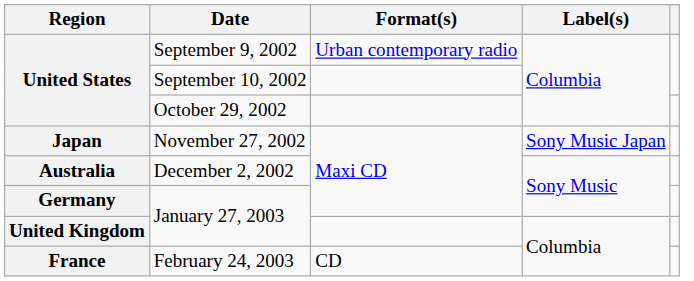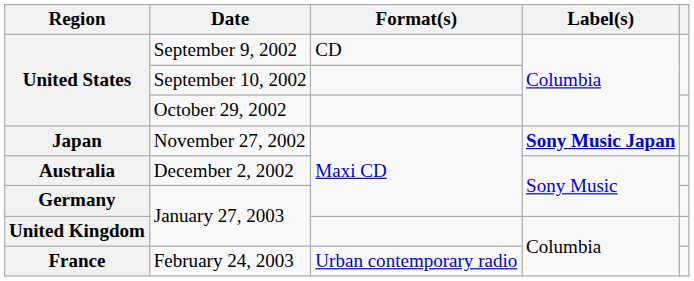(416, 49) Urban contemporary radio -> (329, 49) CD
(596, 140) normal -> (601, 140) bold
(329, 261) CD -> (416, 261) Urban contemporary radio
